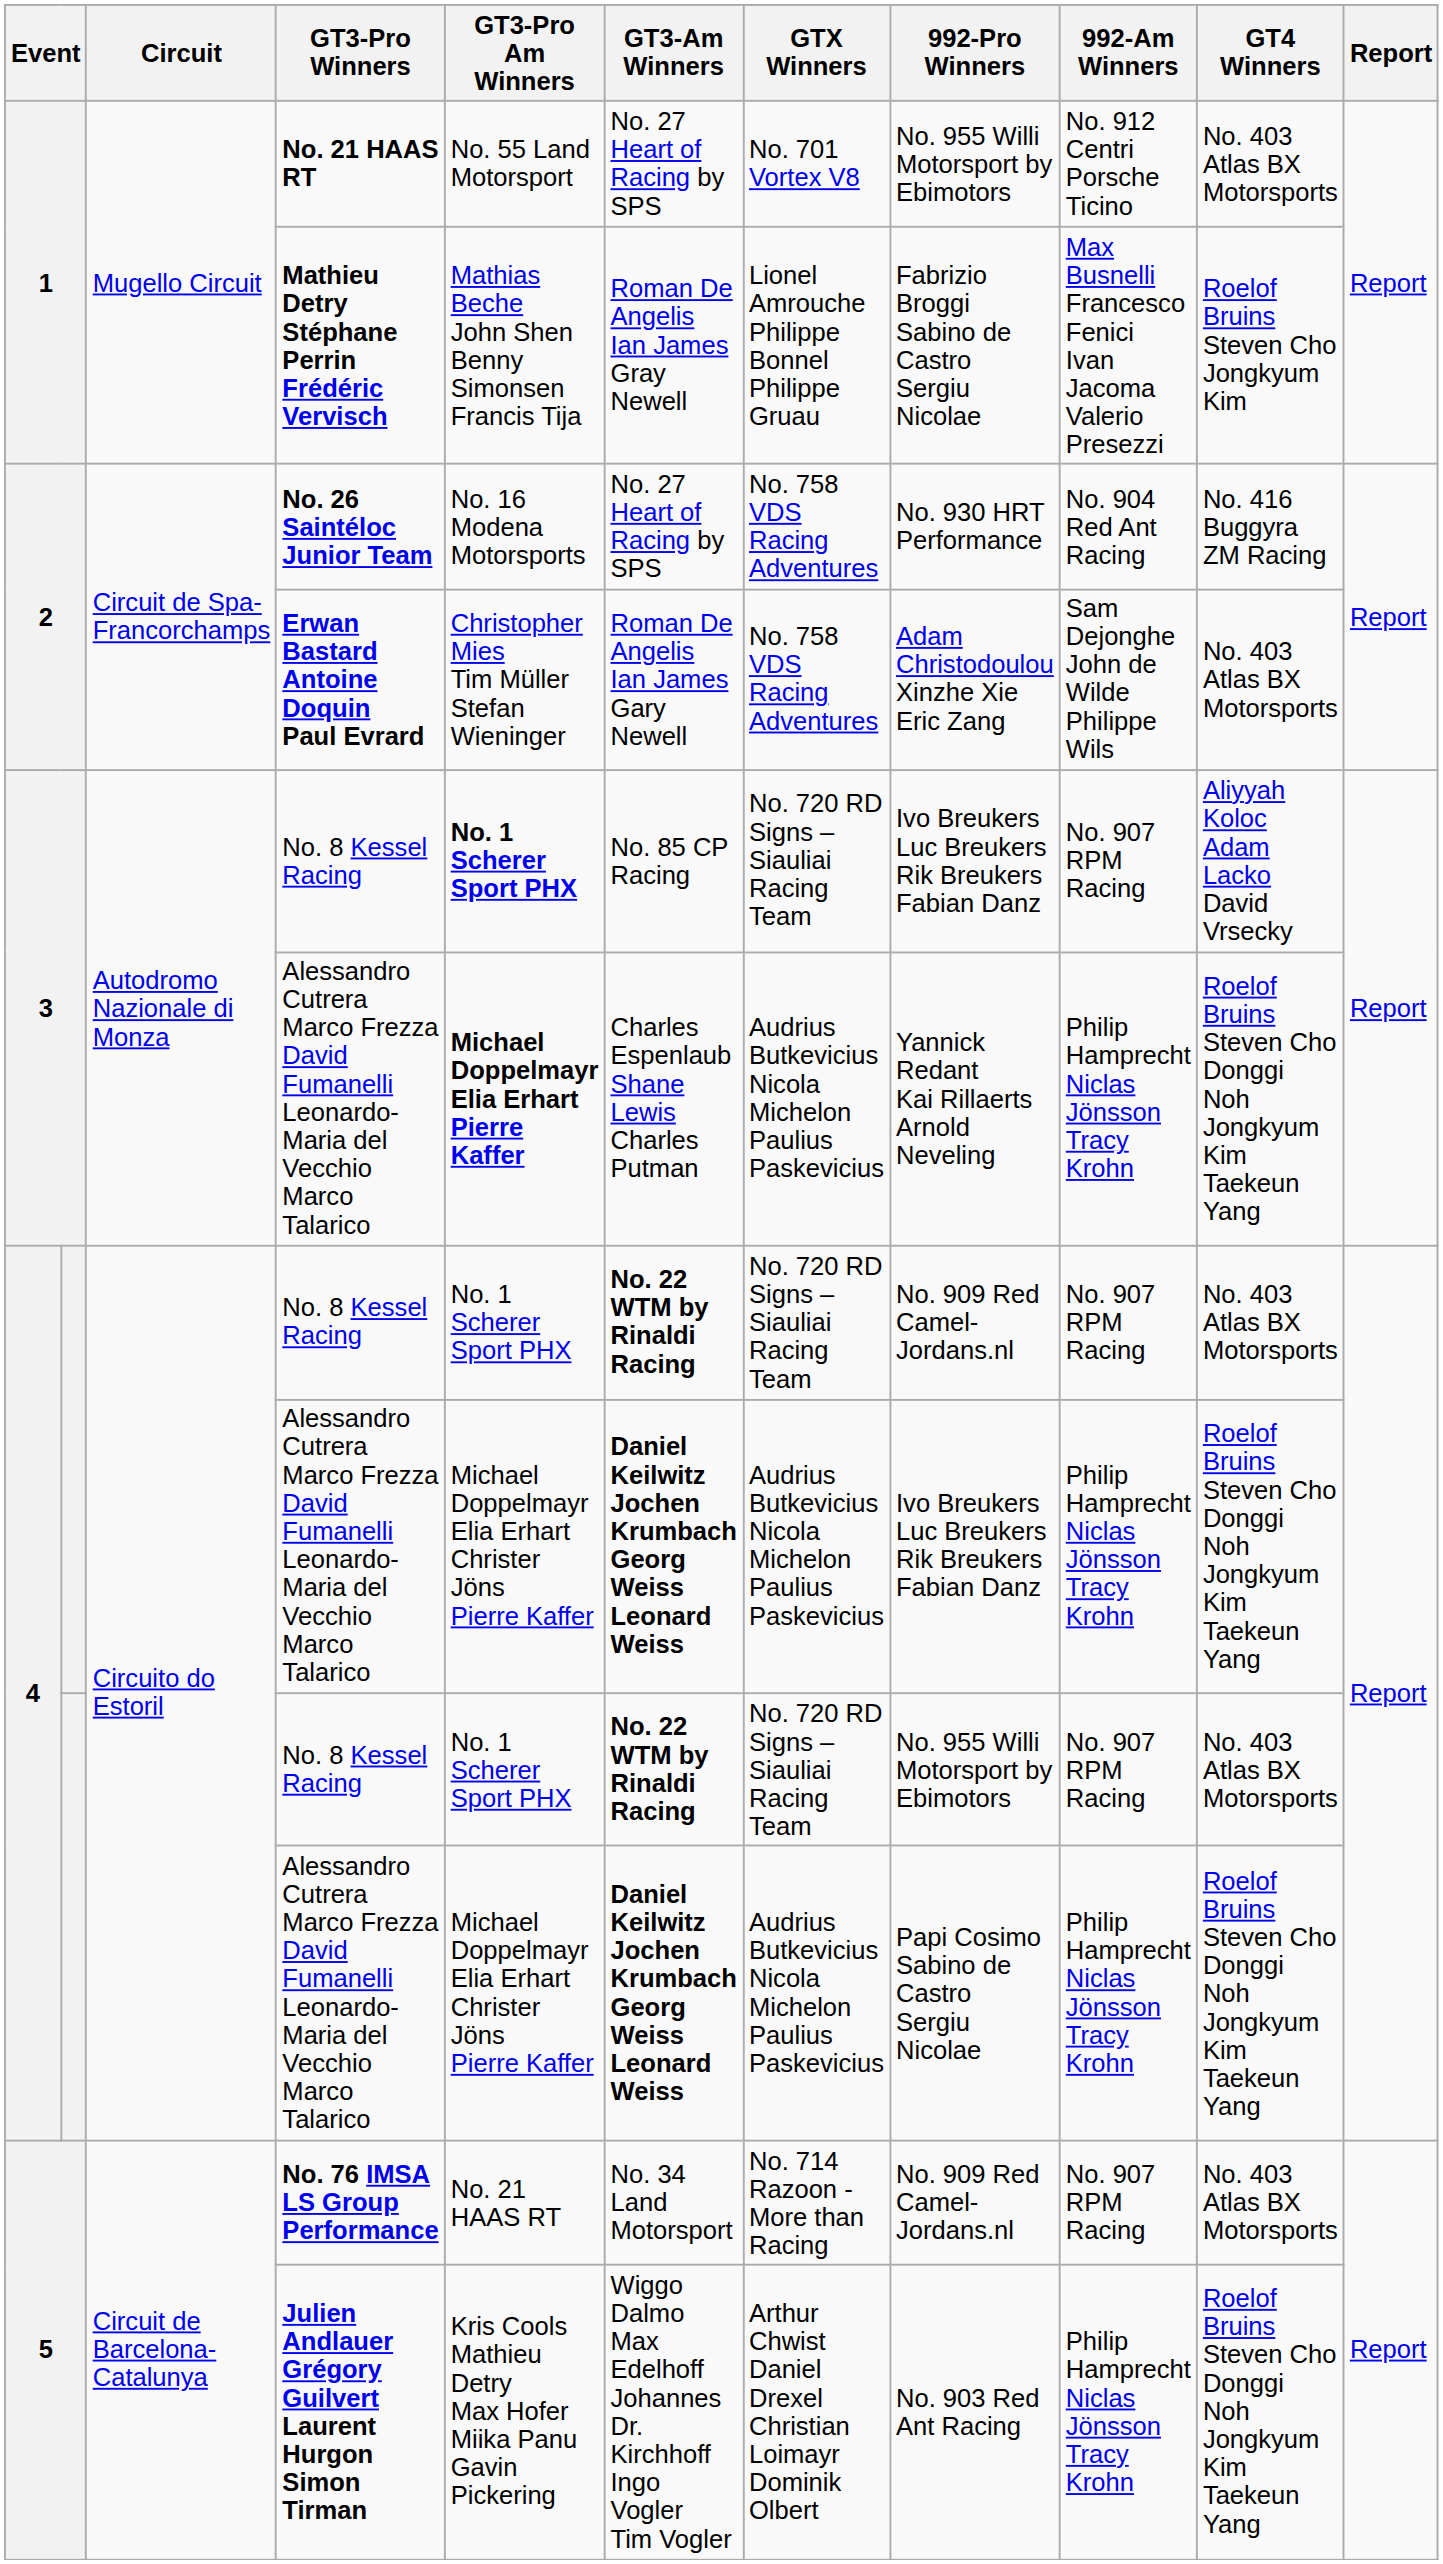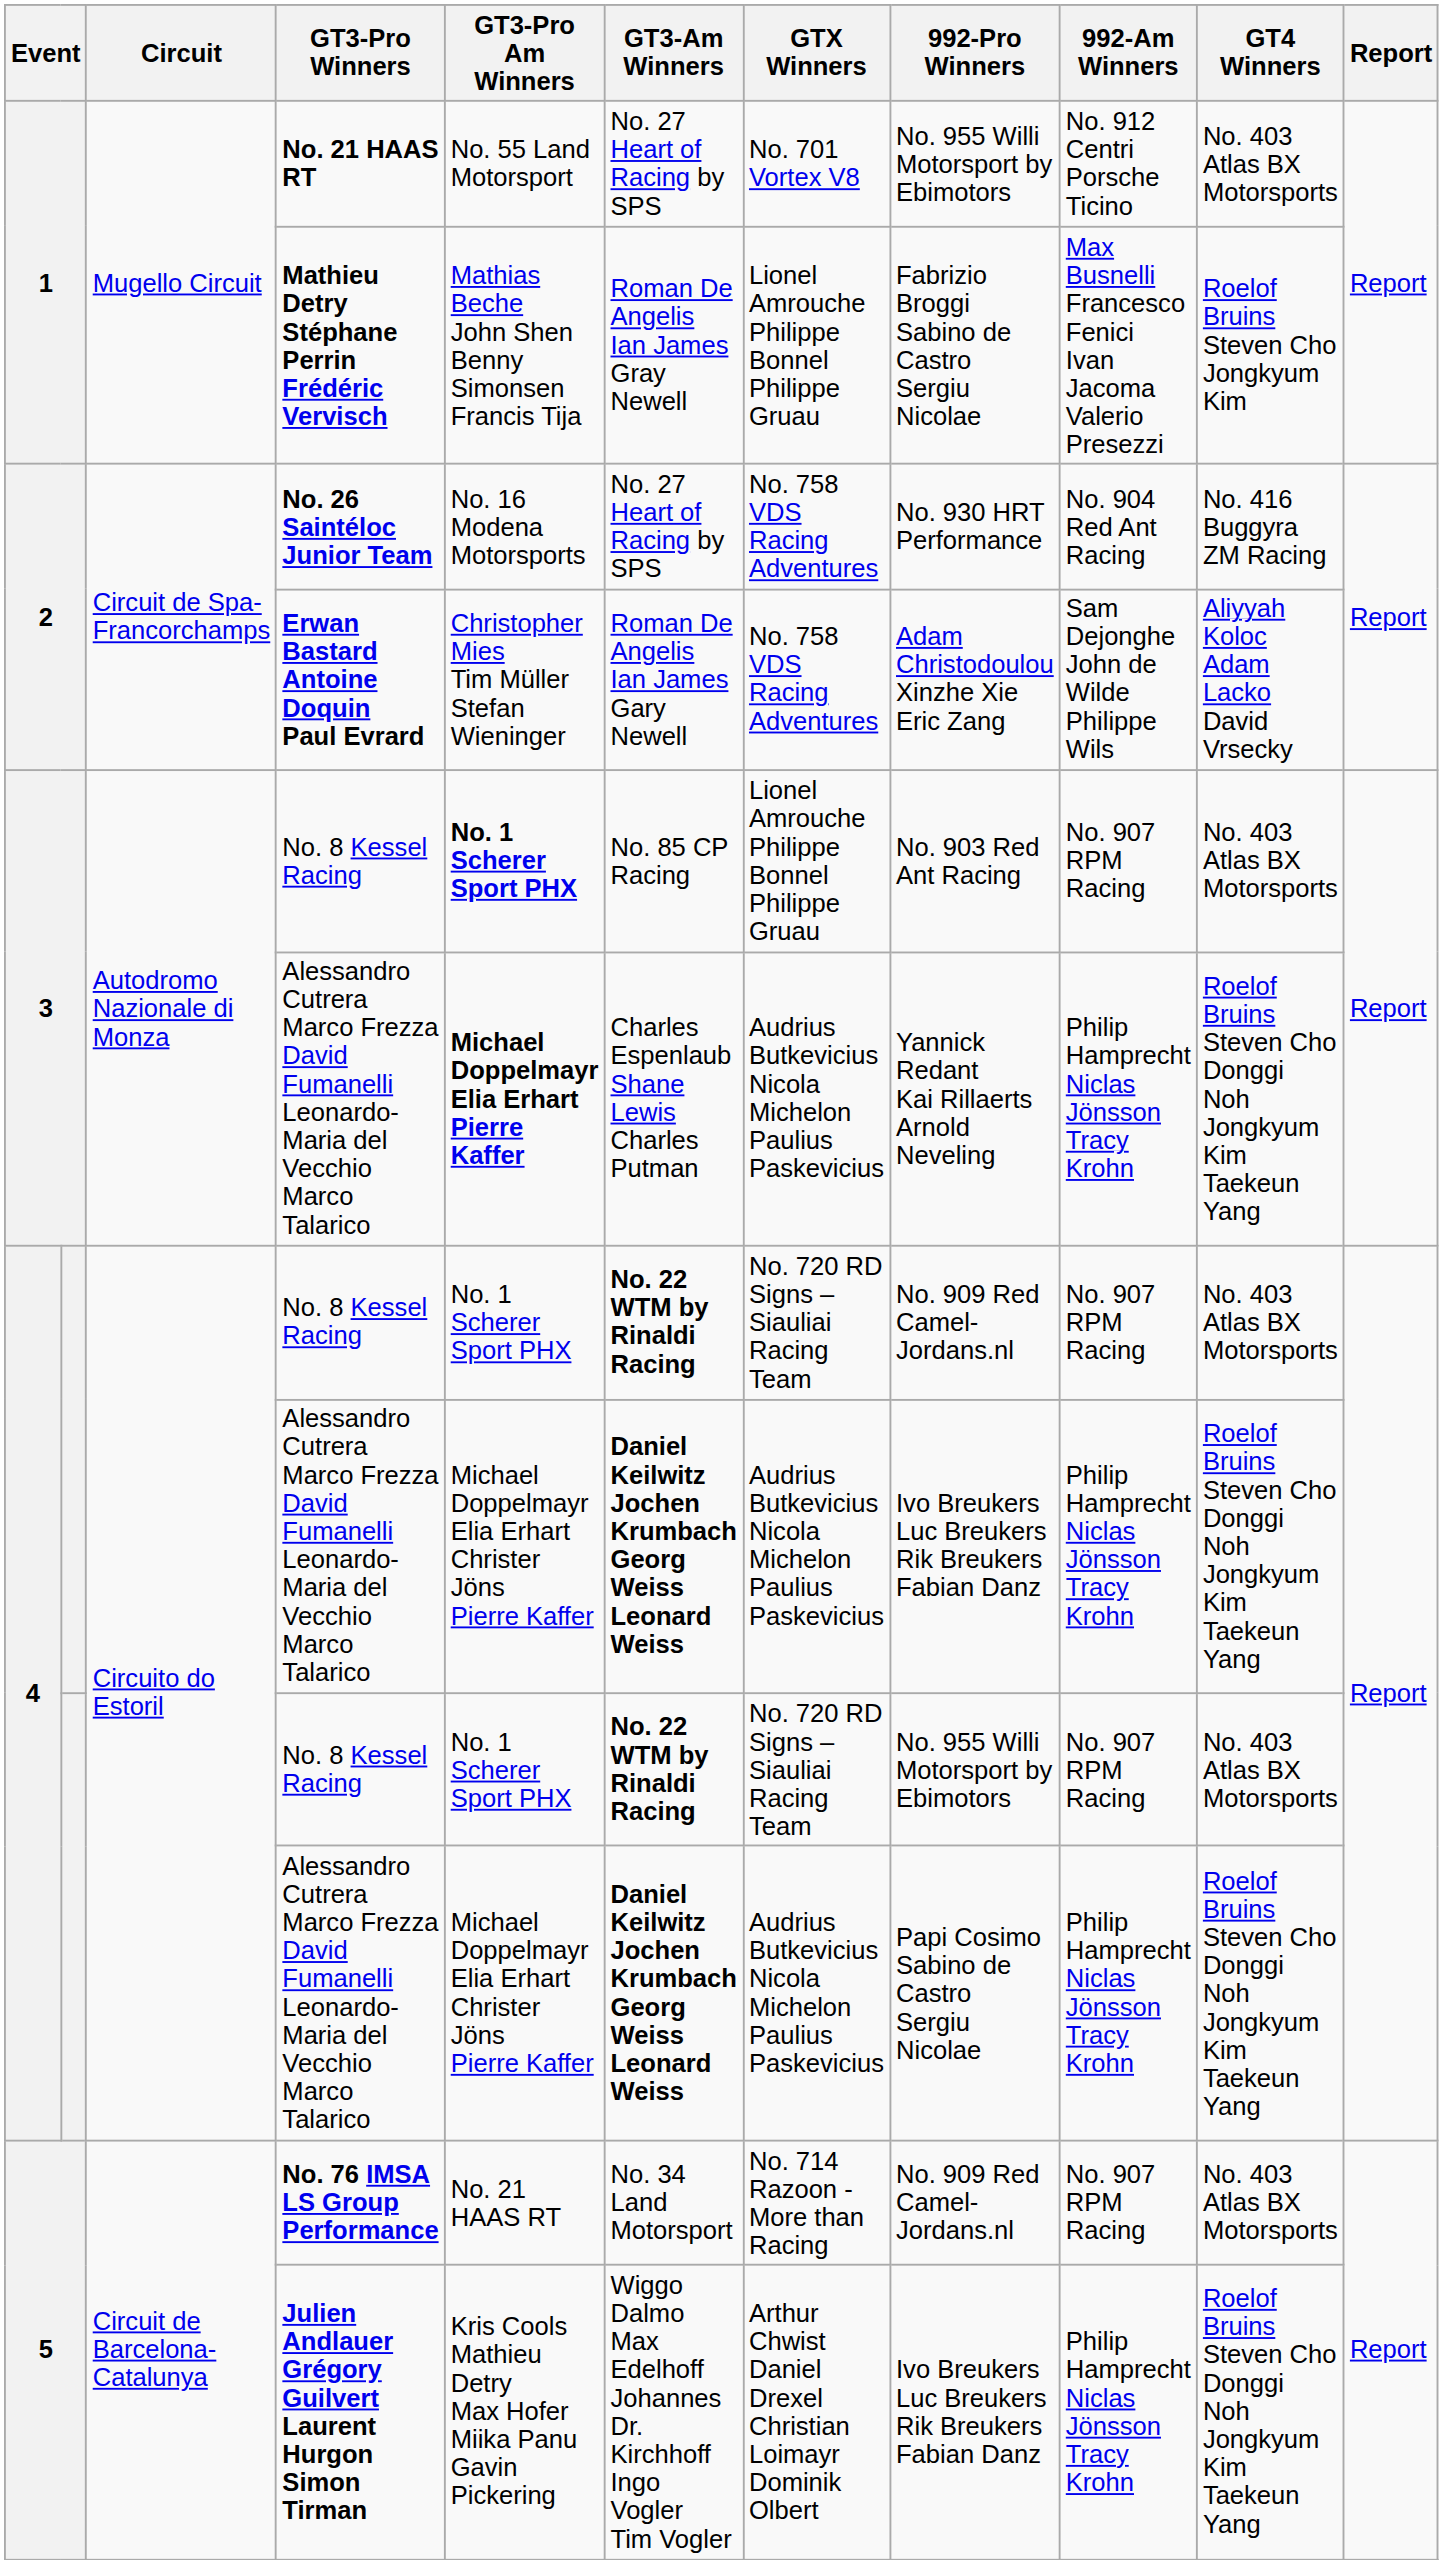(1270, 679) No. 403 Atlas BX Motorsports -> (1248, 679) Aliyyah Koloc Adam Lacko David Vrsecky
(816, 861) No. 720 RD Signs – Siauliai Racing Team -> (807, 861) Lionel Amrouche Philippe Bonnel Philippe Gruau
(971, 861) Ivo Breukers Luc Breukers Rik Breukers Fabian Danz -> (968, 861) No. 903 Red Ant Racing
(1248, 861) Aliyyah Koloc Adam Lacko David Vrsecky -> (1270, 861) No. 403 Atlas BX Motorsports
(968, 2412) No. 903 Red Ant Racing -> (971, 2412) Ivo Breukers Luc Breukers Rik Breukers Fabian Danz
